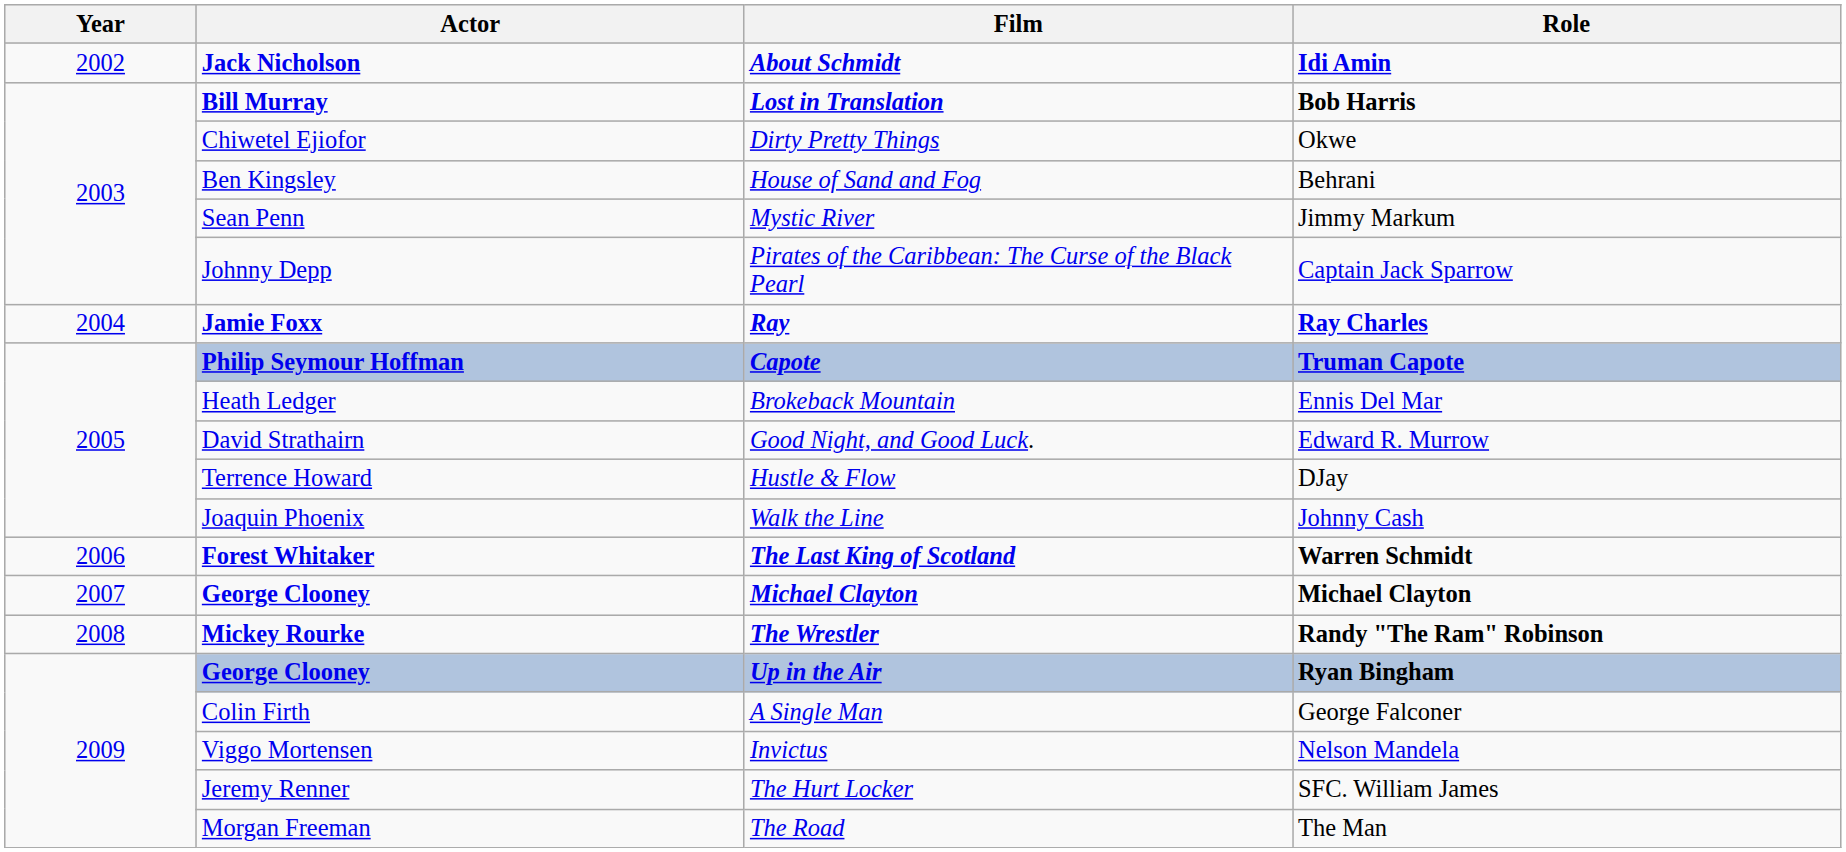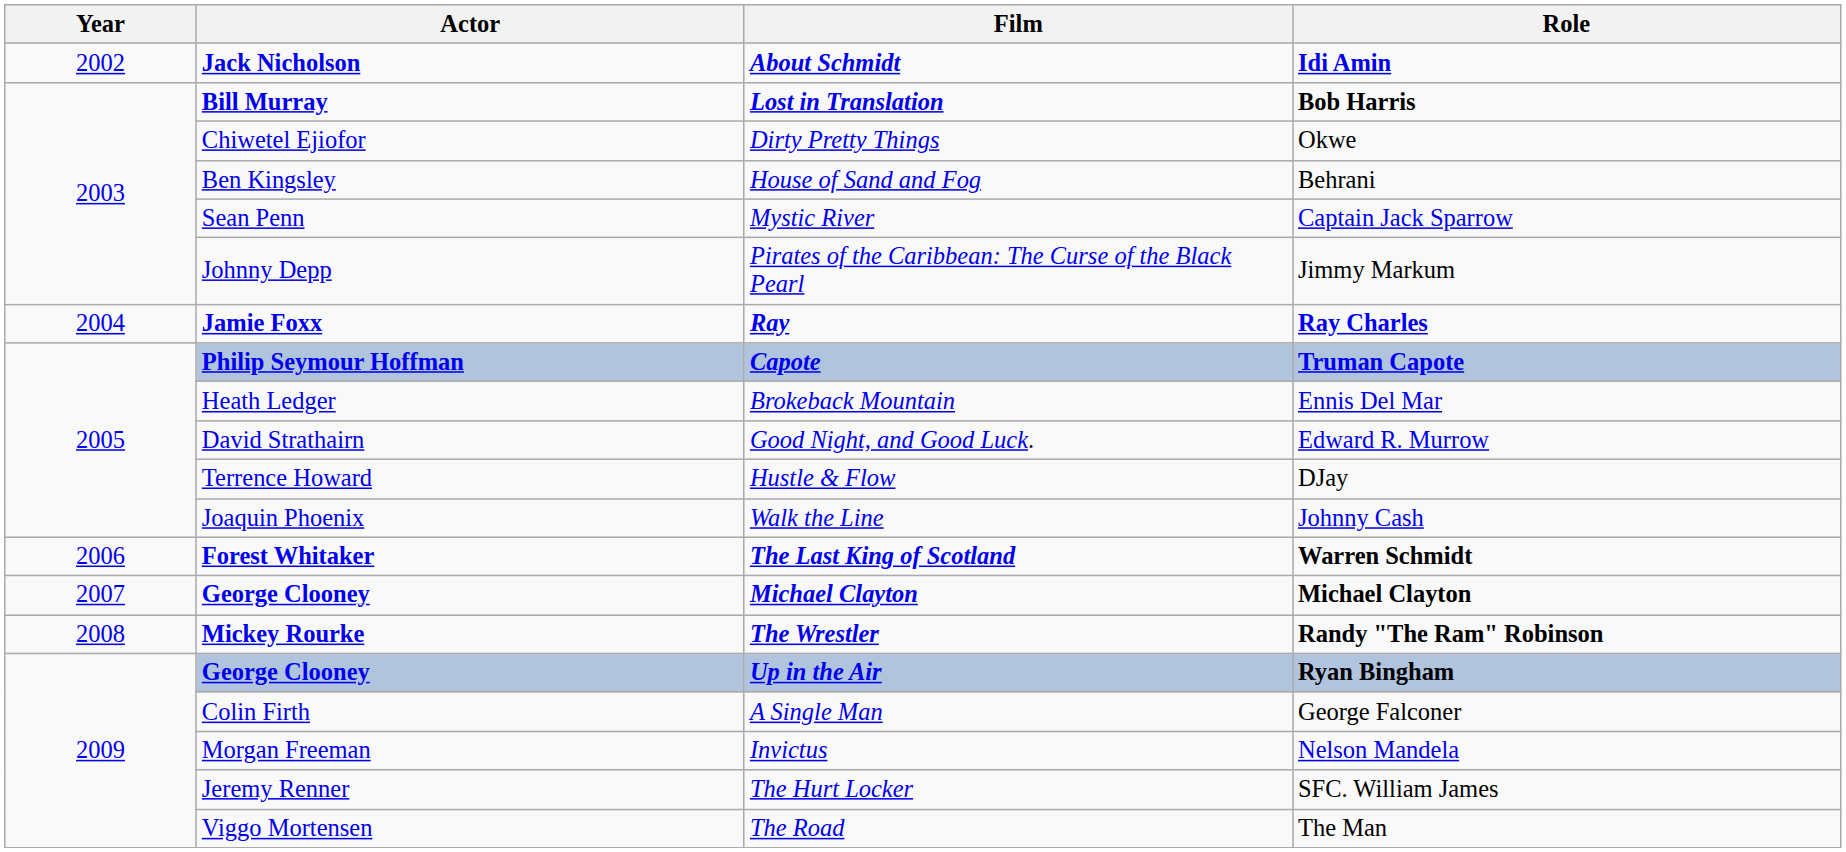(1377, 218) Jimmy Markum -> (1405, 218) Captain Jack Sparrow
(1405, 270) Captain Jack Sparrow -> (1377, 270) Jimmy Markum
(287, 750) Viggo Mortensen -> (286, 750) Morgan Freeman
(286, 827) Morgan Freeman -> (287, 827) Viggo Mortensen
